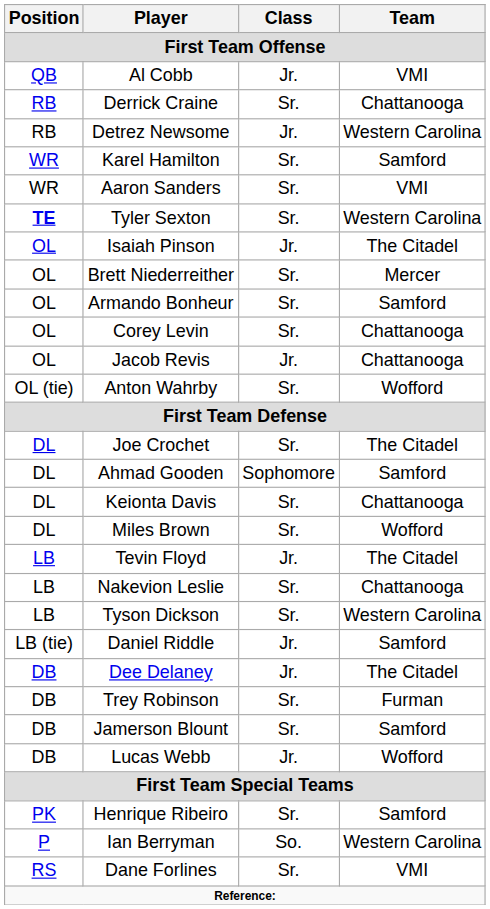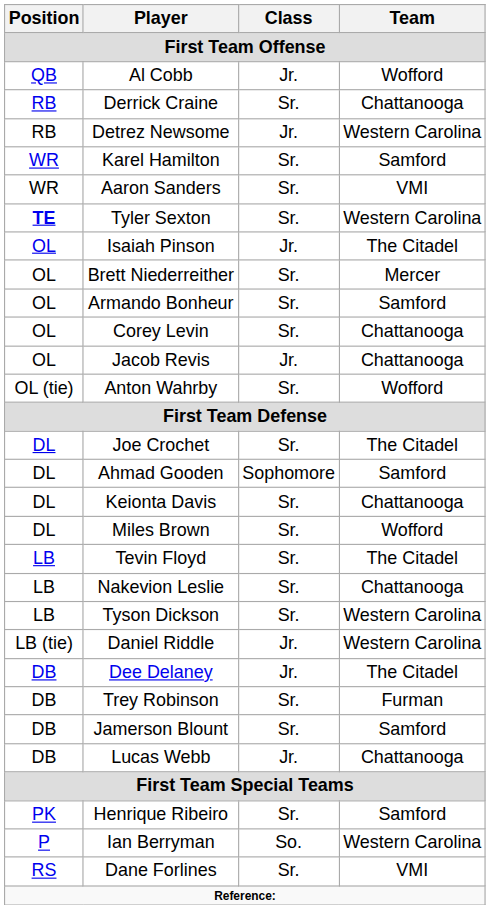(412, 75) VMI -> (412, 75) Wofford
(289, 558) Jr. -> (289, 558) Sr.
(412, 643) Samford -> (412, 643) Western Carolina
(412, 757) Wofford -> (412, 757) Chattanooga
